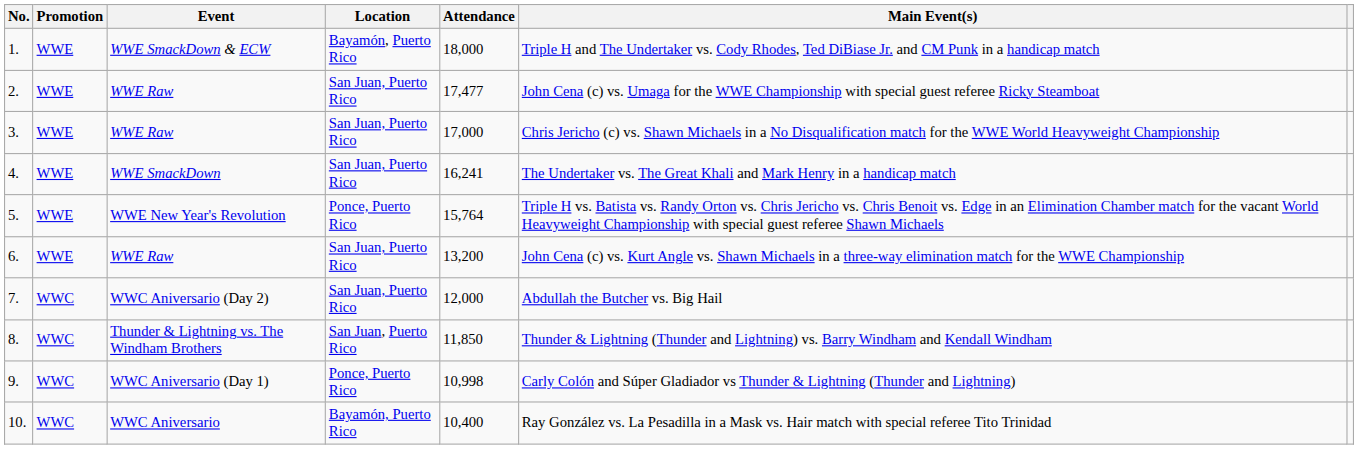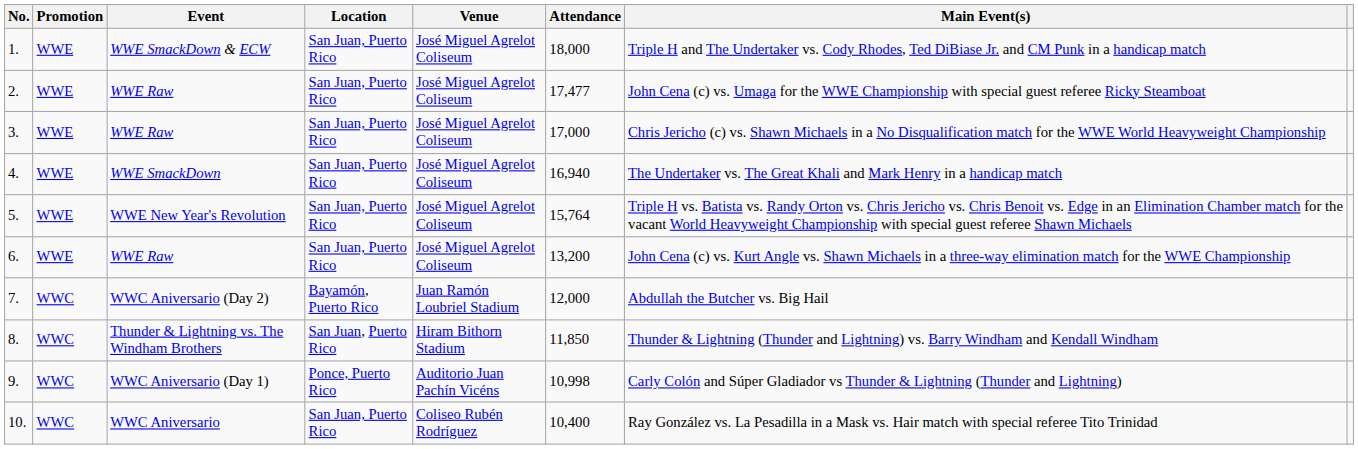+ column: (479, 16)
(380, 49) Bayamón, Puerto Rico -> (358, 49) San Juan, Puerto Rico
(463, 173) 16,241 -> (570, 173) 16,940
(370, 215) Ponce, Puerto Rico -> (358, 215) San Juan, Puerto Rico
(378, 298) San Juan, Puerto Rico -> (343, 298) Bayamón, Puerto Rico
(380, 422) Bayamón, Puerto Rico -> (358, 422) San Juan, Puerto Rico
